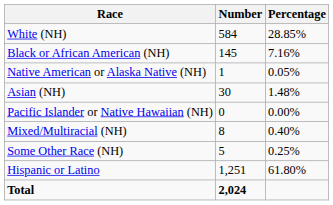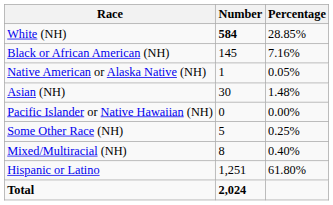(228, 33) normal -> (228, 33) bold
rows swapped: (65, 151) <-> (67, 131)
